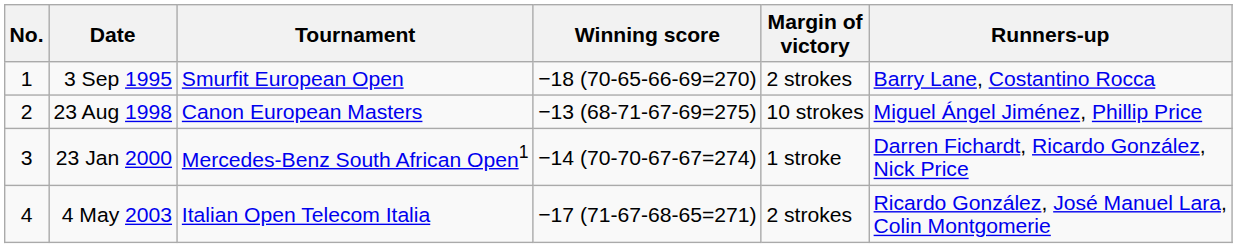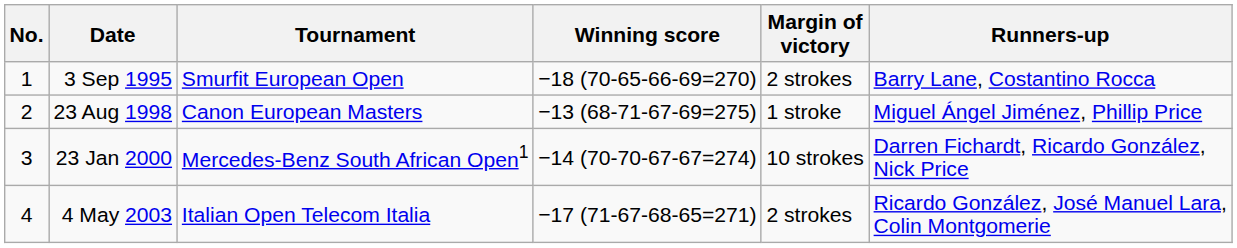(815, 112) 10 strokes -> (804, 112) 1 stroke
(804, 157) 1 stroke -> (815, 157) 10 strokes
